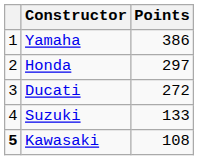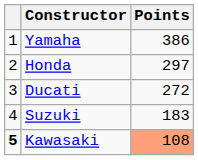(176, 117) 133 -> (176, 117) 183
(176, 142) no background -> (176, 142) lightsalmon background
